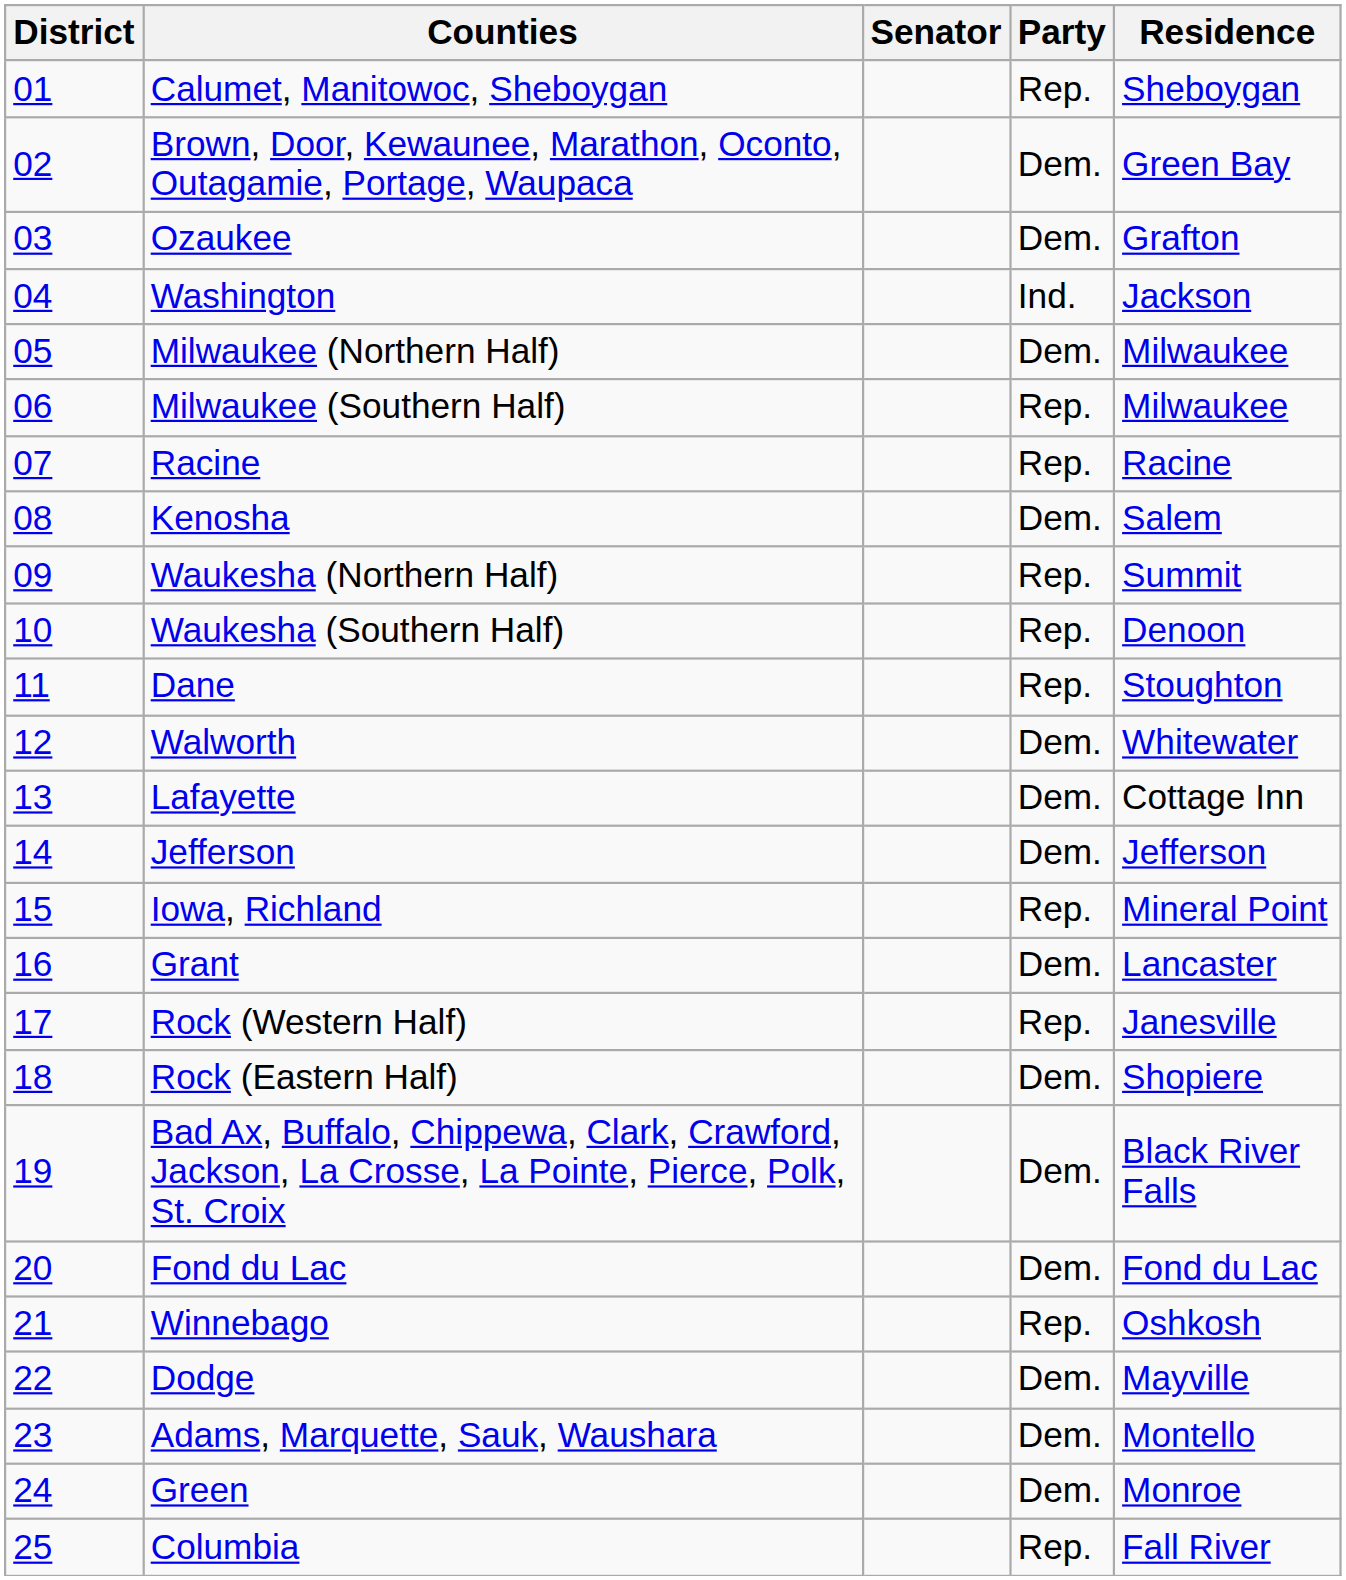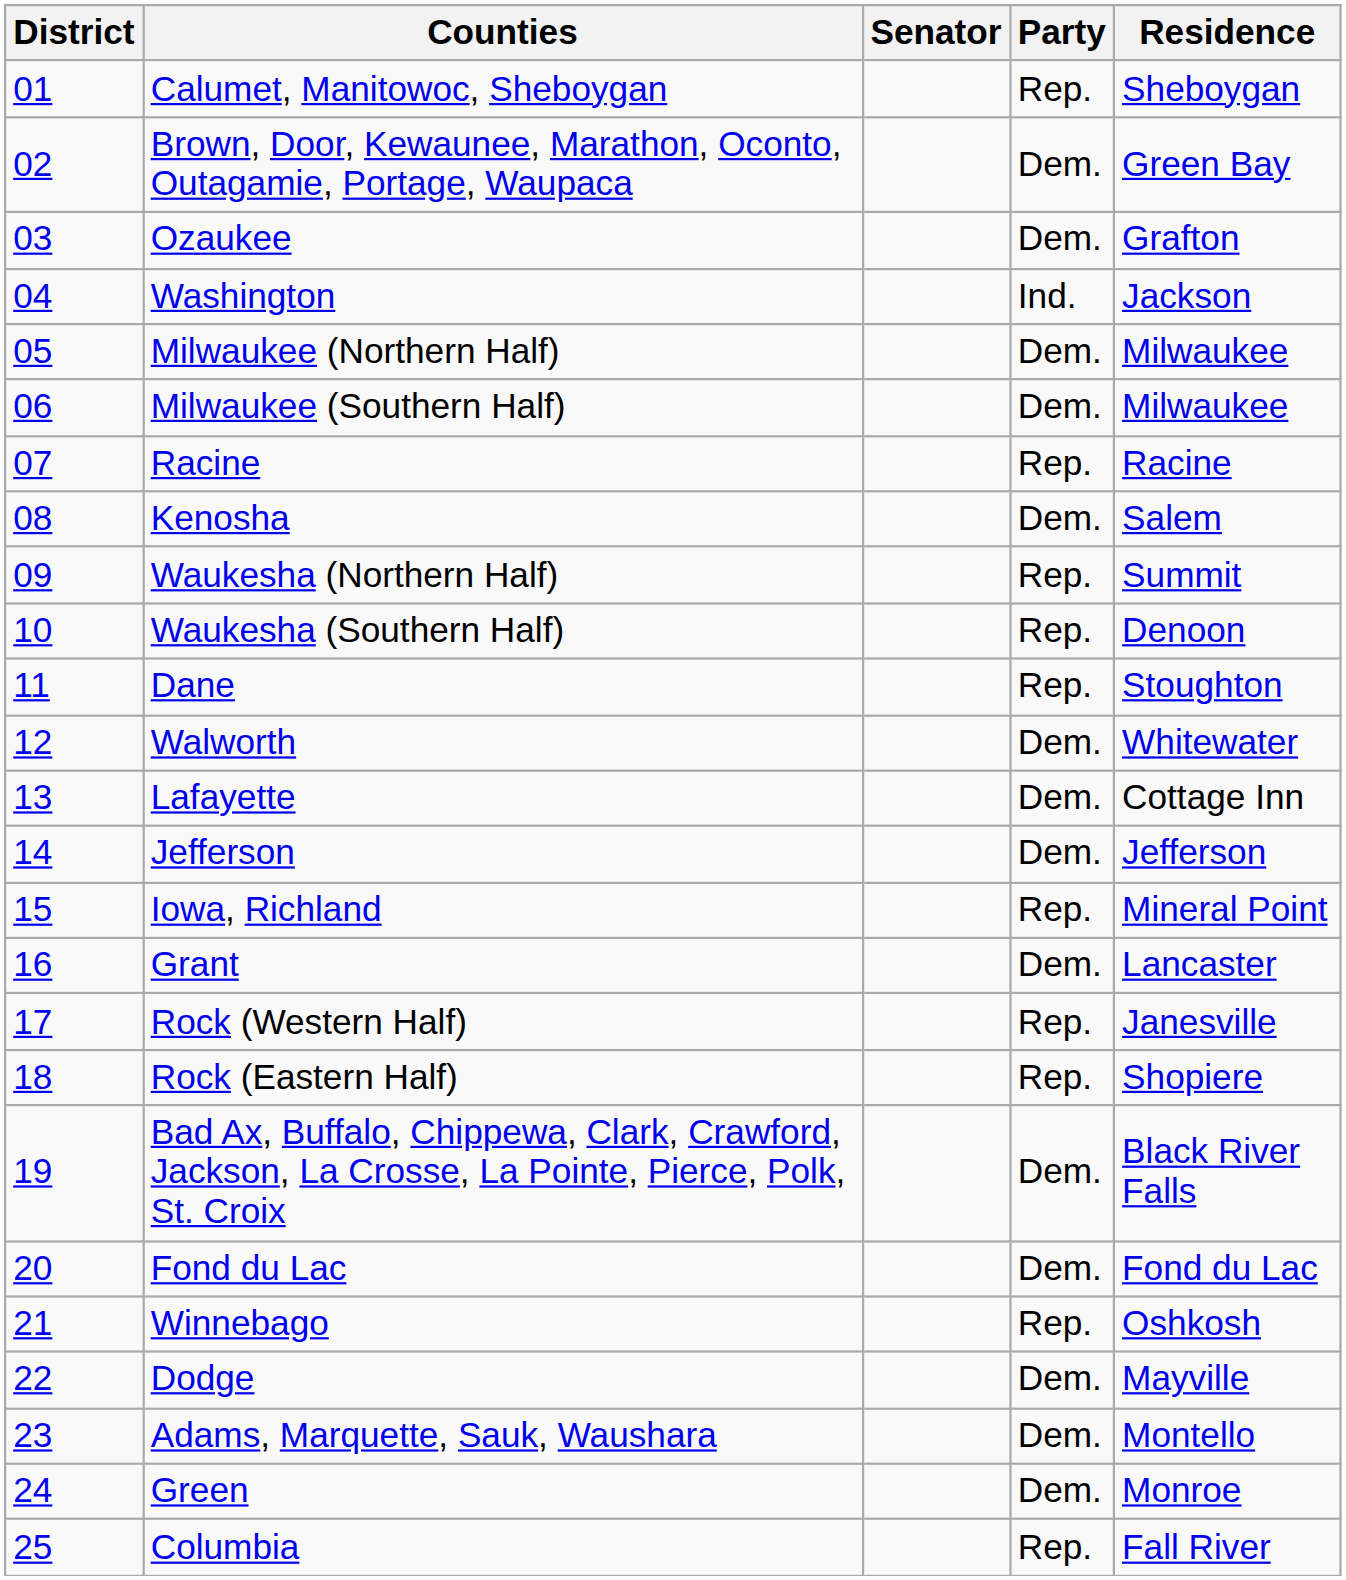(1055, 406) Rep. -> (1060, 406) Dem.
(1060, 1076) Dem. -> (1055, 1076) Rep.
